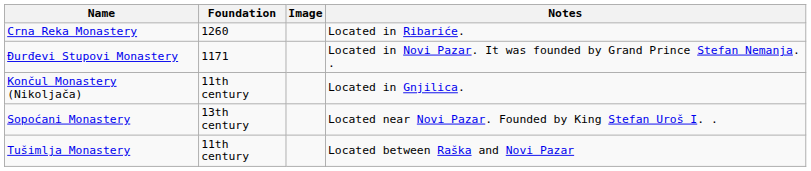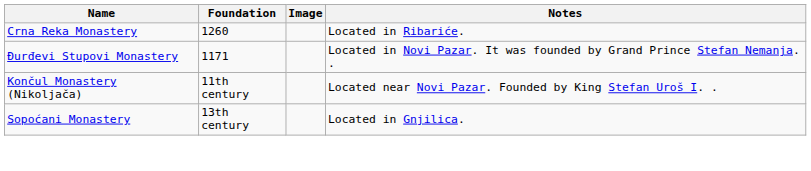(396, 88) Located in Gnjilica. -> (523, 88) Located near Novi Pazar. Founded by King Stefan Uroš I. .
(523, 120) Located near Novi Pazar. Founded by King Stefan Uroš I. . -> (396, 120) Located in Gnjilica.
- row: (69, 151)
